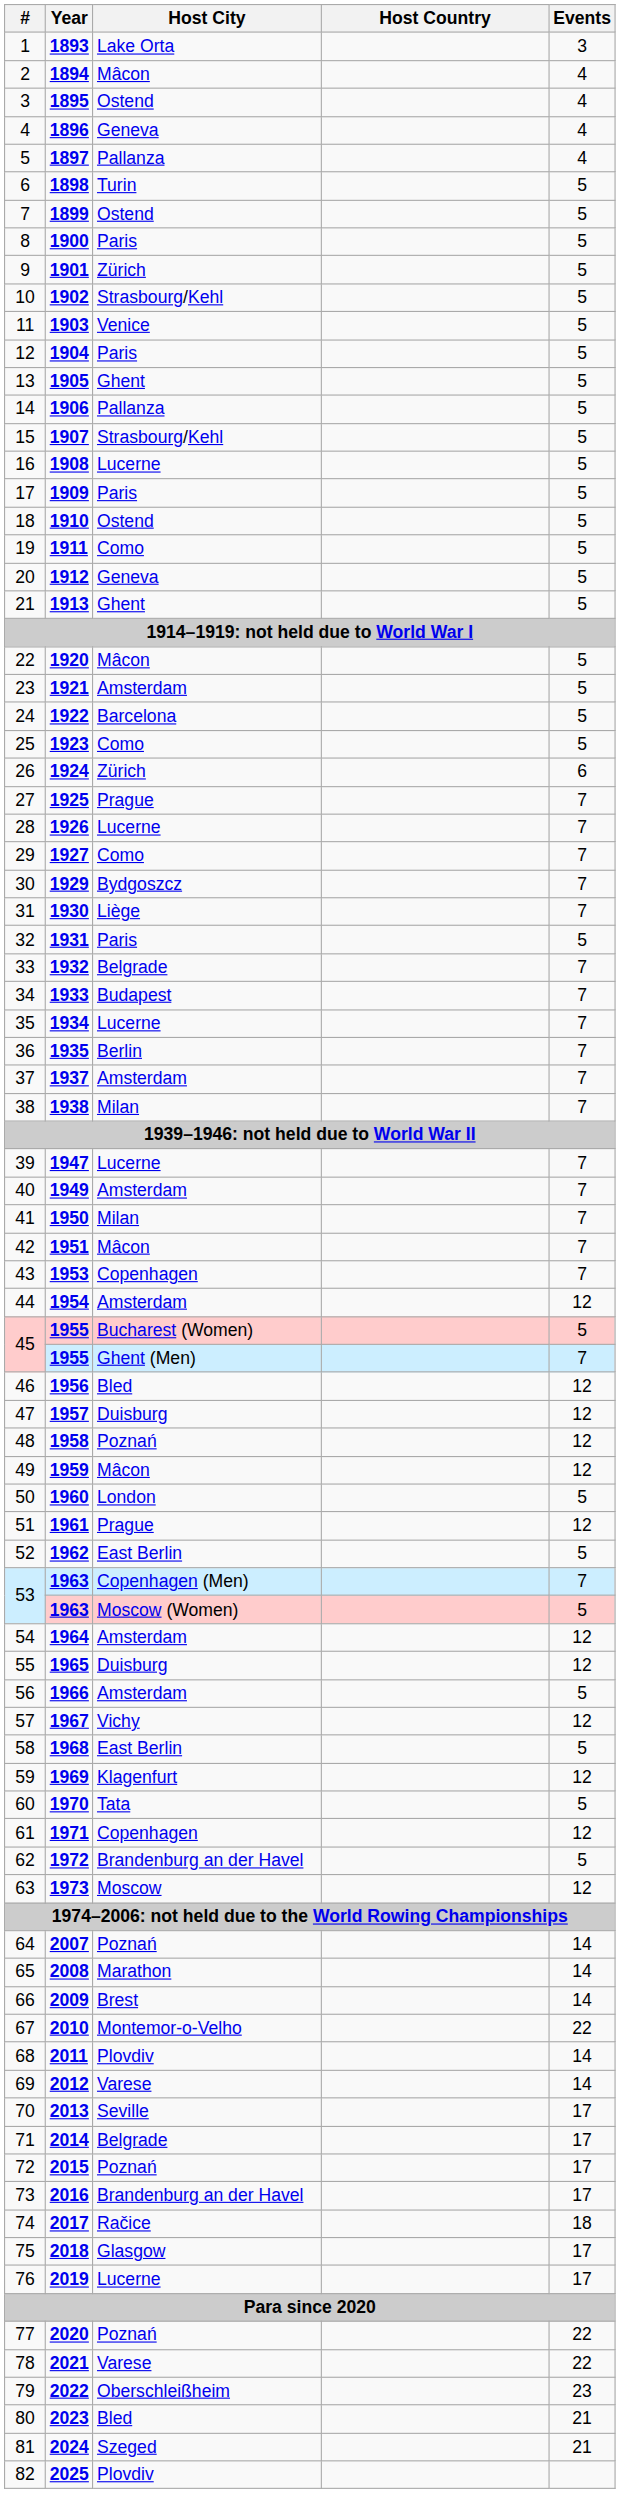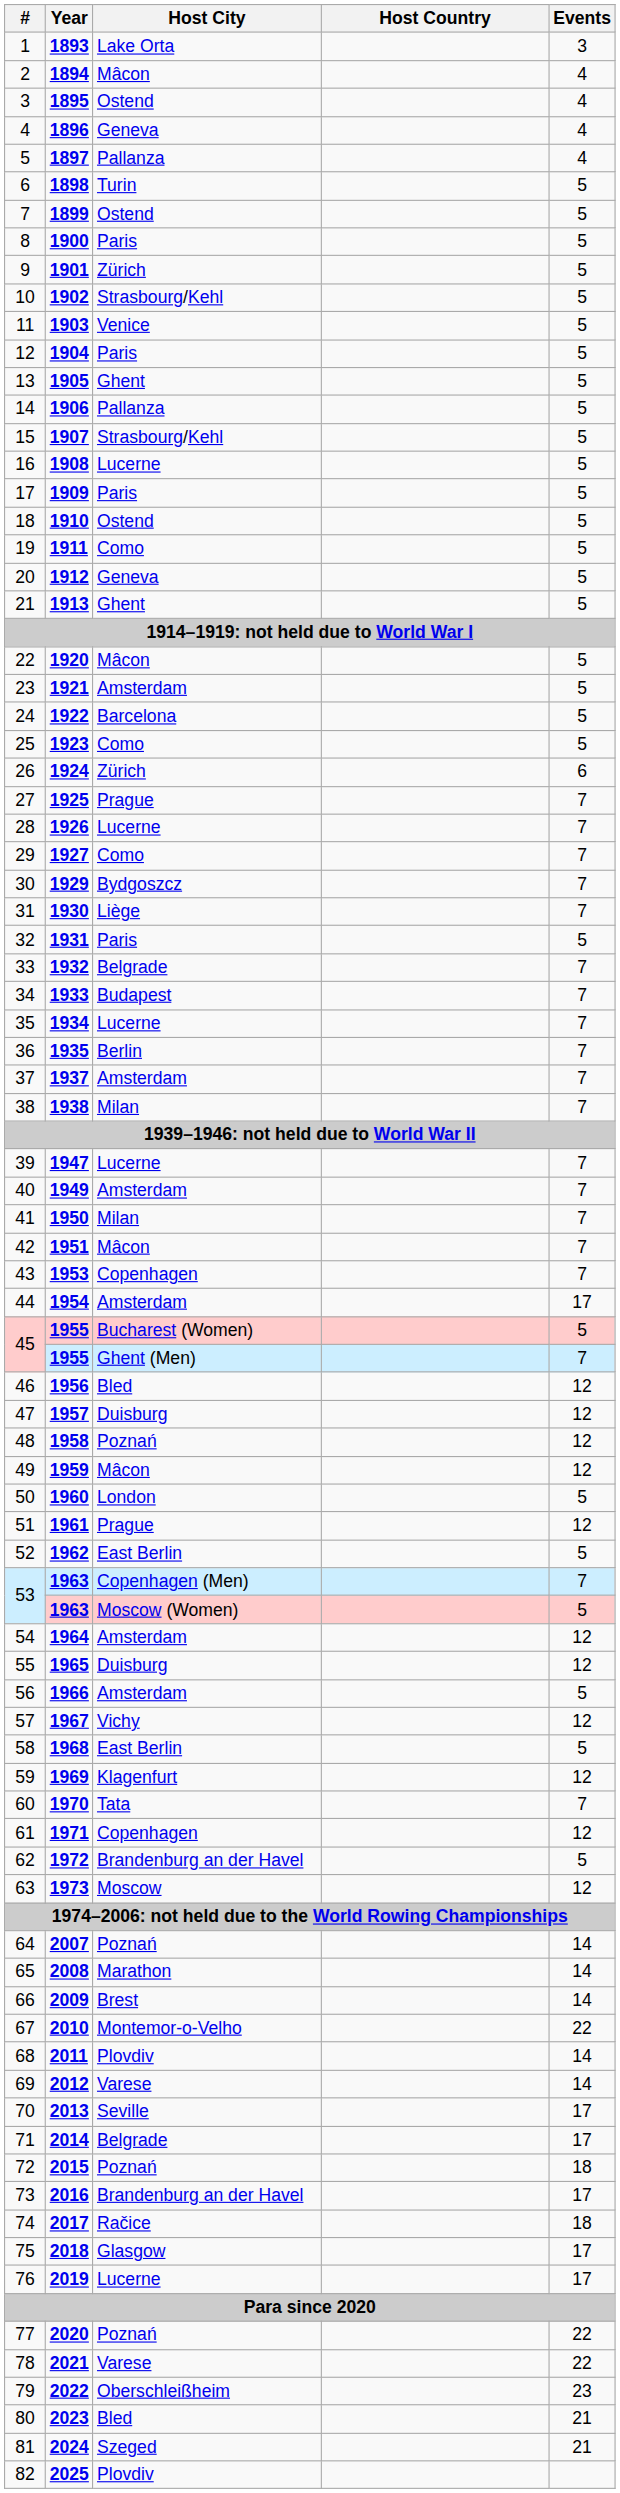(582, 1302) 12 -> (582, 1302) 17
(582, 1804) 5 -> (582, 1804) 7
(582, 2167) 17 -> (582, 2167) 18
